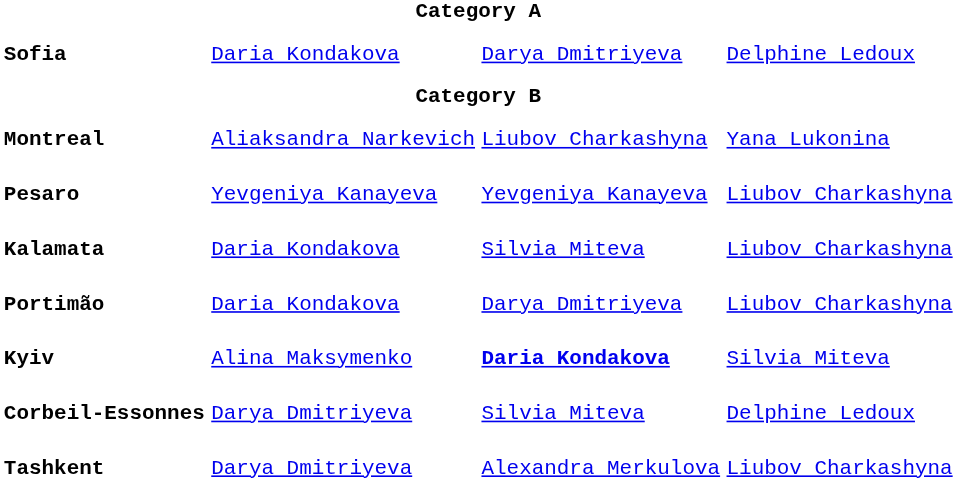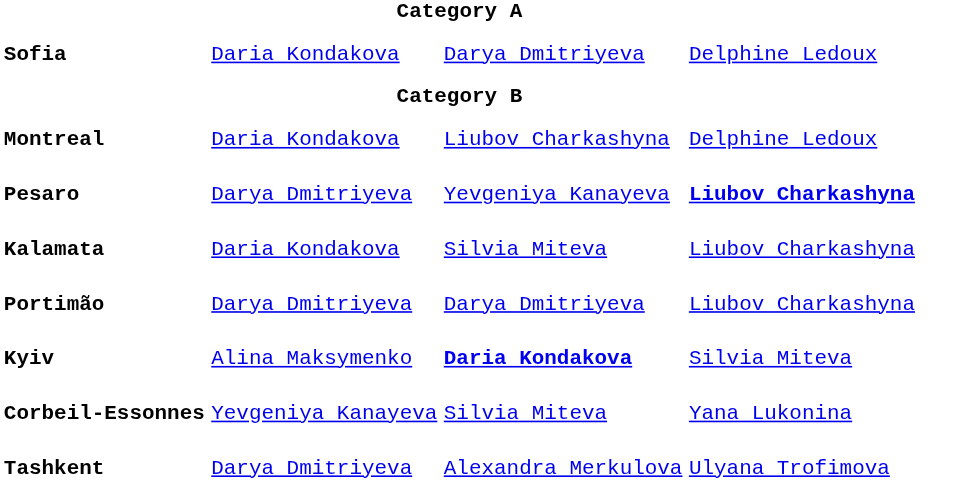(343, 139) Aliaksandra Narkevich -> (305, 139) Daria Kondakova
(808, 139) Yana Lukonina -> (783, 139) Delphine Ledoux
(324, 194) Yevgeniya Kanayeva -> (312, 194) Darya Dmitriyeva
(840, 194) normal -> (802, 194) bold
(305, 303) Daria Kondakova -> (312, 303) Darya Dmitriyeva
(312, 413) Darya Dmitriyeva -> (324, 413) Yevgeniya Kanayeva
(821, 413) Delphine Ledoux -> (771, 413) Yana Lukonina
(840, 467) Liubov Charkashyna -> (789, 467) Ulyana Trofimova
